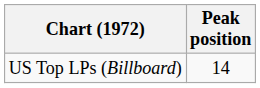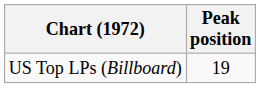(221, 67) 14 -> (221, 67) 19
